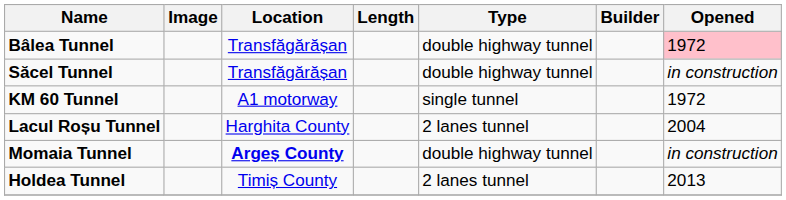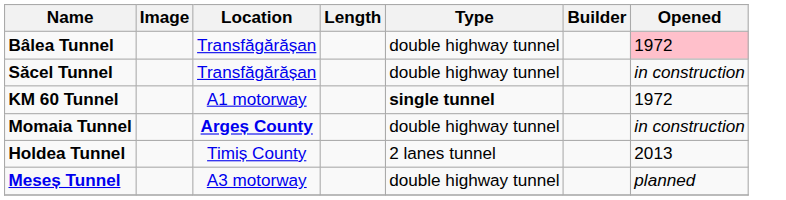(470, 99) normal -> (442, 99) bold
- row: (84, 126)
+ row: (64, 180)
